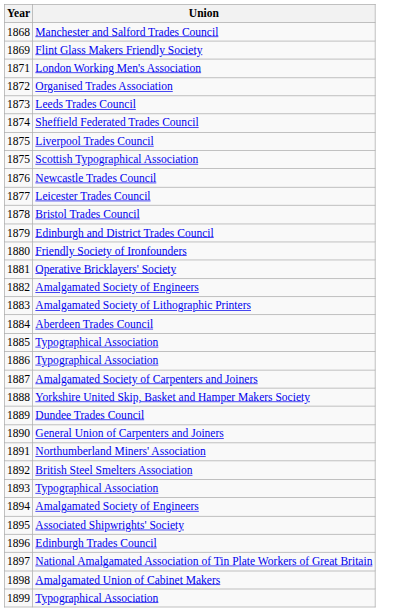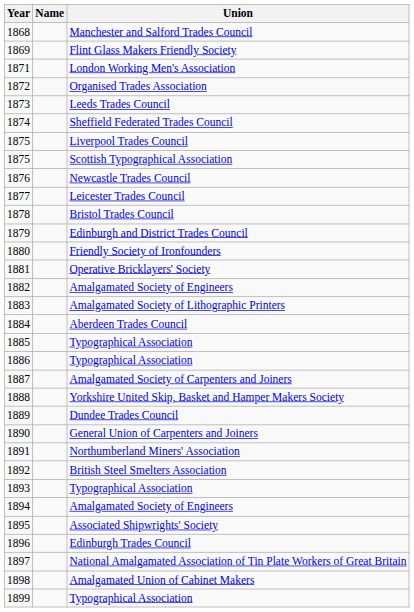+ column: (50, 13)
